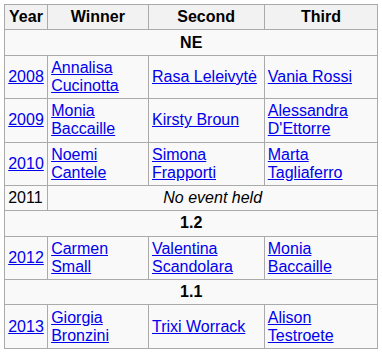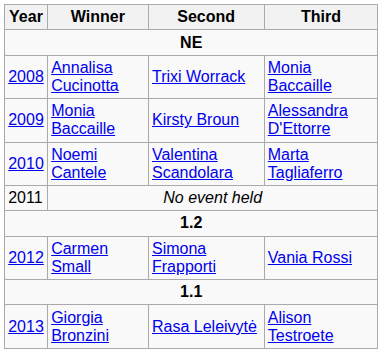(204, 76) Rasa Leleivytė -> (199, 76) Trixi Worrack
(310, 76) Vania Rossi -> (300, 76) Monia Baccaille
(184, 163) Simona Frapporti -> (192, 163) Valentina Scandolara
(192, 257) Valentina Scandolara -> (184, 257) Simona Frapporti
(300, 257) Monia Baccaille -> (310, 257) Vania Rossi
(199, 326) Trixi Worrack -> (204, 326) Rasa Leleivytė
